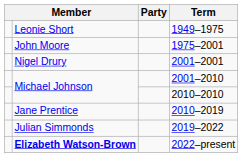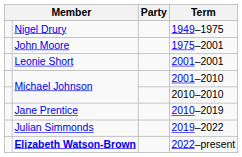(44, 29) Leonie Short -> (40, 29) Nigel Drury
(40, 62) Nigel Drury -> (44, 62) Leonie Short
